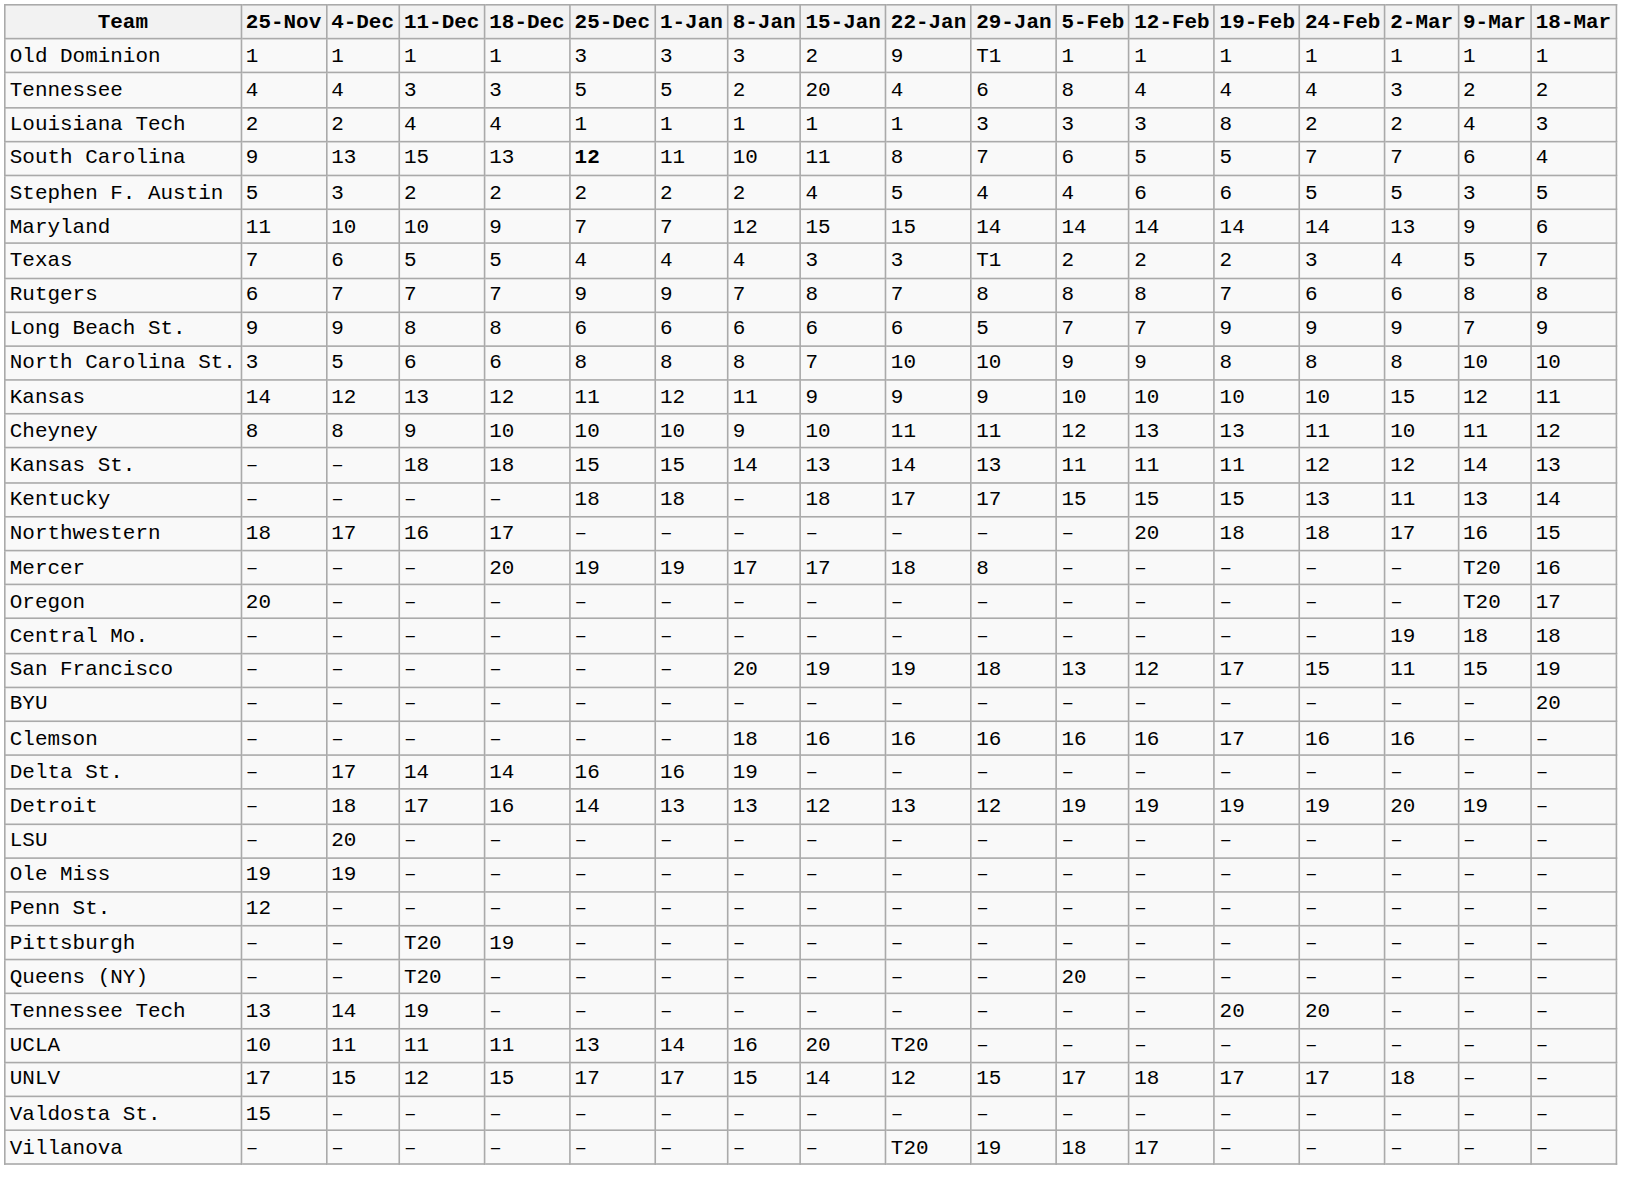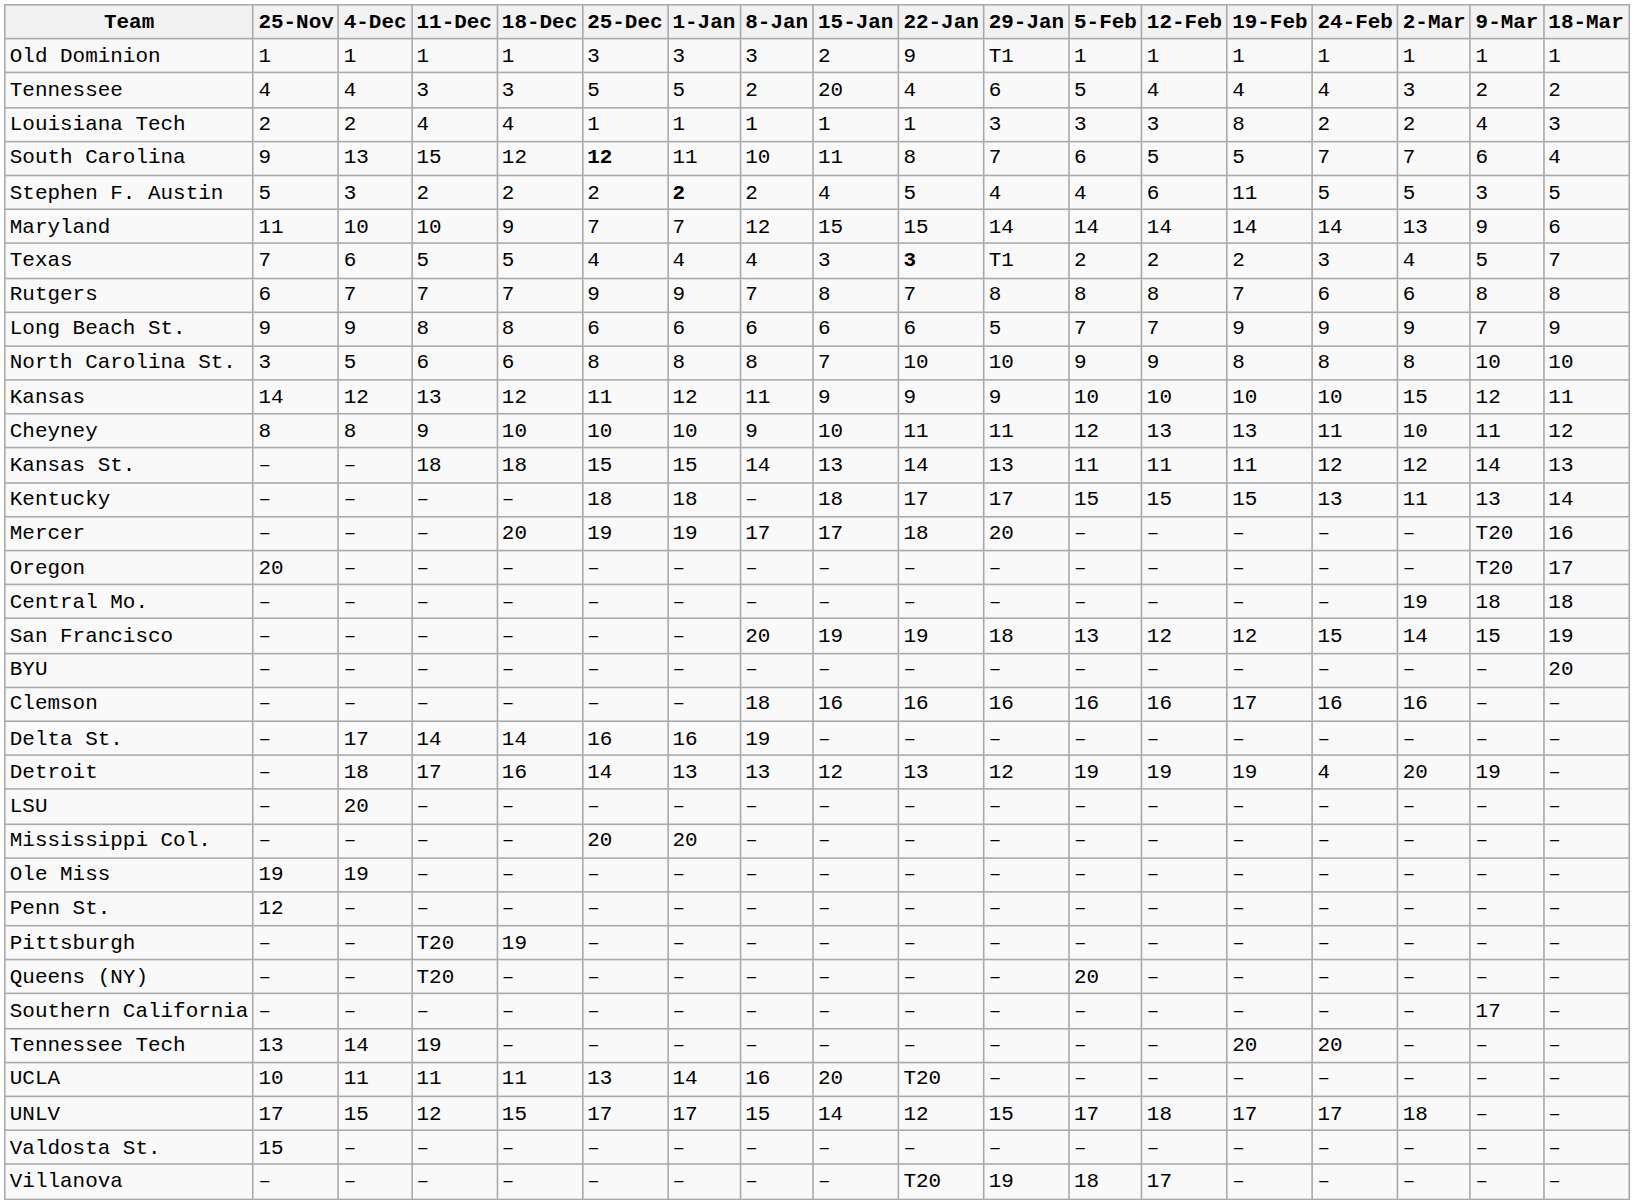(1068, 90) 8 -> (1080, 90) 5
(502, 158) 13 -> (514, 158) 12
(666, 192) normal -> (679, 192) bold
(1226, 192) 6 -> (1245, 192) 11
(897, 261) normal -> (910, 261) bold
- row: (85, 534)
(982, 568) 8 -> (1001, 534) 20
(1232, 670) 17 -> (1245, 636) 12
(1403, 670) 11 -> (1415, 636) 14
(1317, 806) 19 -> (1324, 772) 4
+ row: (110, 841)
+ row: (129, 1011)
